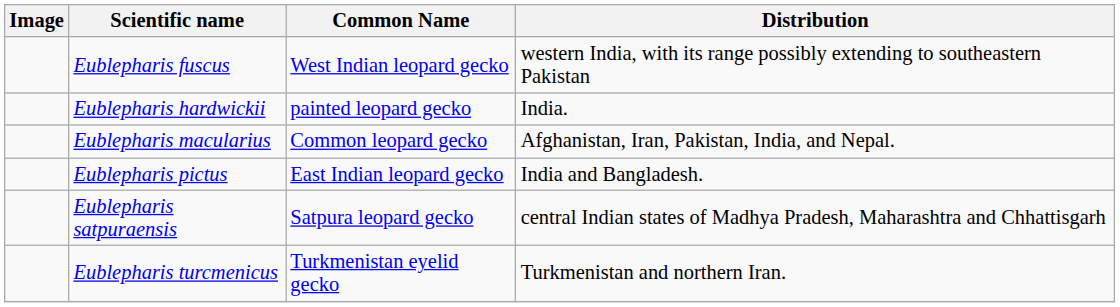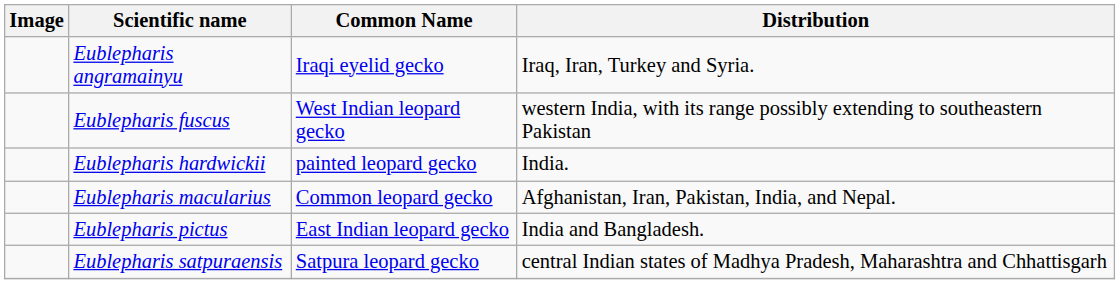+ row: (128, 64)
- row: (176, 273)
